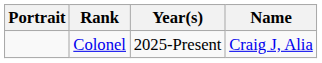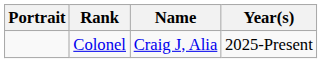columns swapped: (271, 17) <-> (178, 17)
